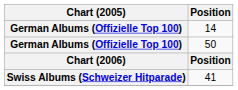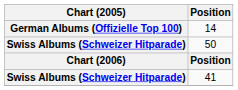(96, 45) German Albums (Offizielle Top 100) -> (96, 45) Swiss Albums (Schweizer Hitparade)
